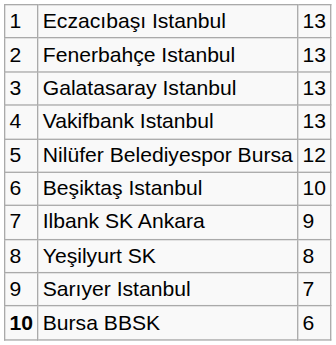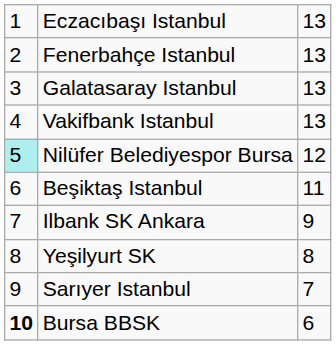(15, 155) no background -> (15, 155) paleturquoise background
(314, 188) 10 -> (313, 188) 11
